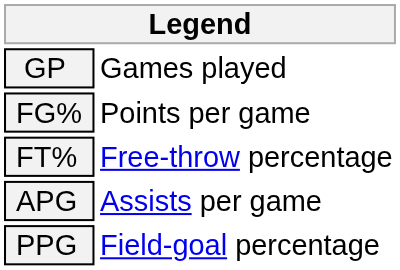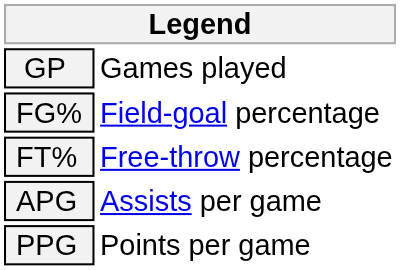(205, 113) Points per game -> (240, 113) Field-goal percentage
(240, 245) Field-goal percentage -> (205, 245) Points per game
